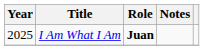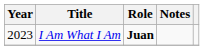(20, 34) 2025 -> (20, 34) 2023
